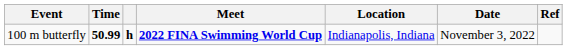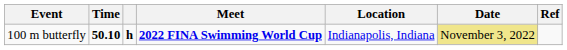(106, 34) 50.99 -> (106, 34) 50.10
(488, 34) no background -> (488, 34) khaki background
